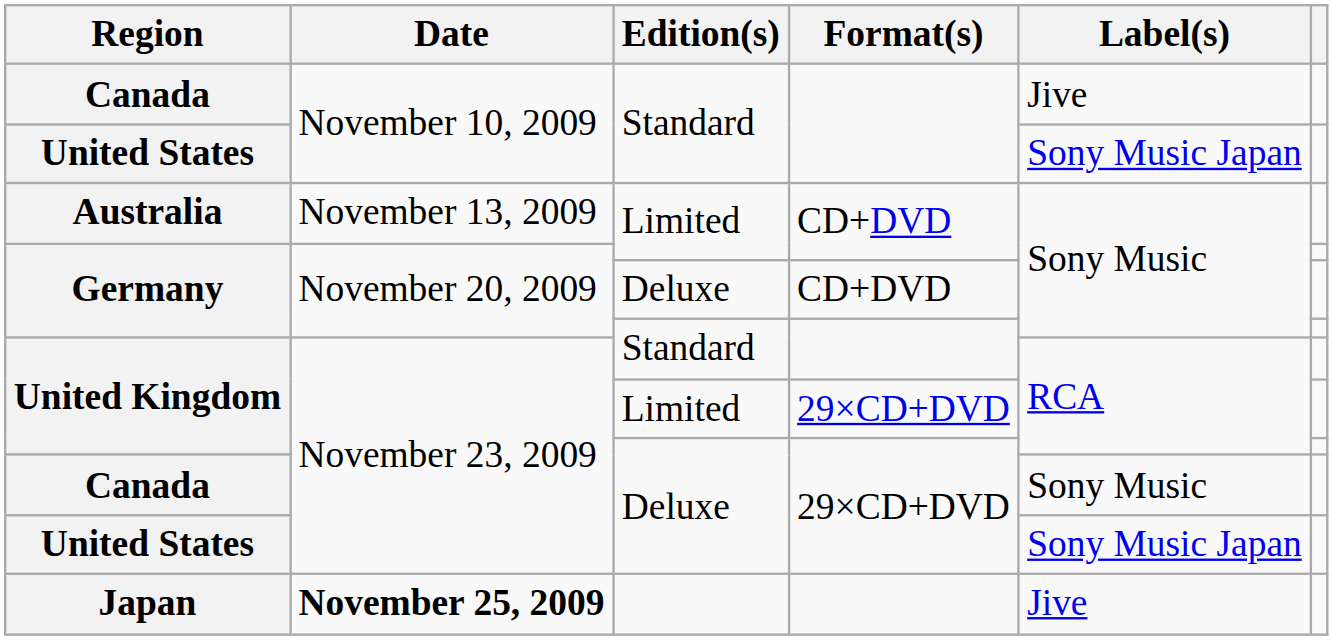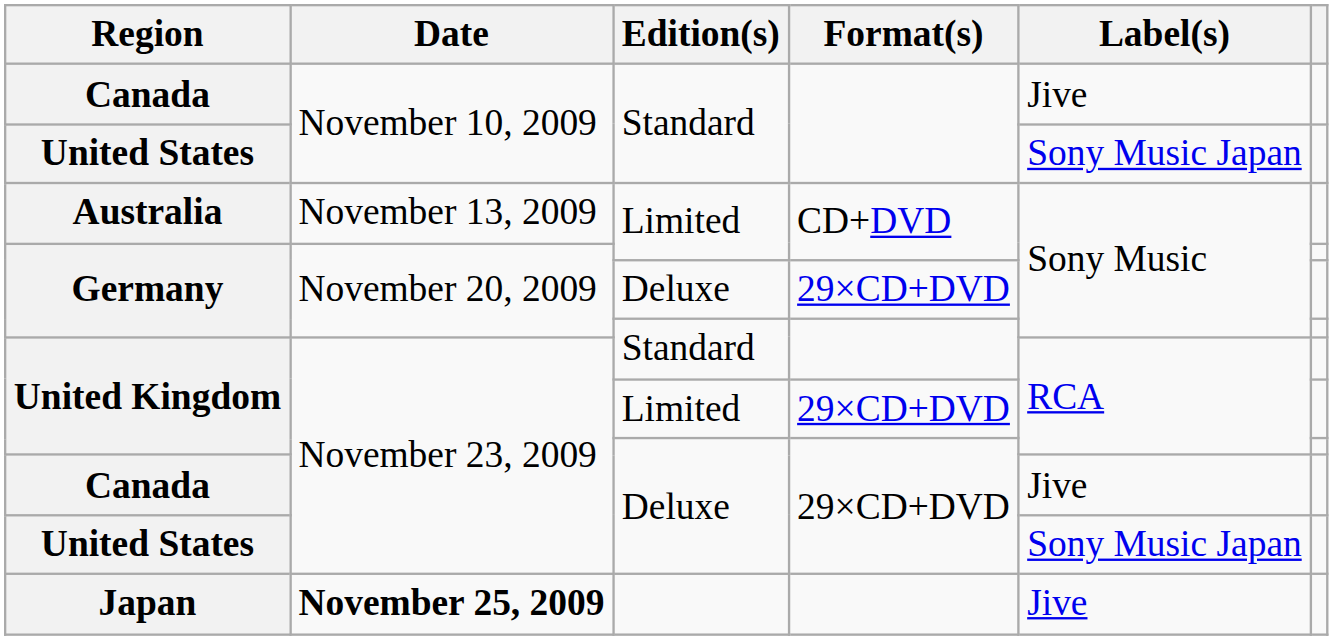(874, 288) CD+DVD -> (904, 288) 29×CD+DVD
(1117, 484) Sony Music -> (1057, 484) Jive
